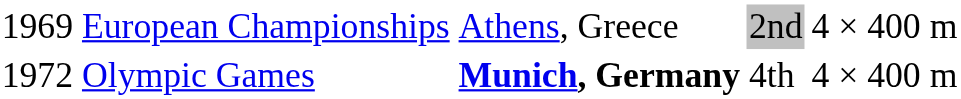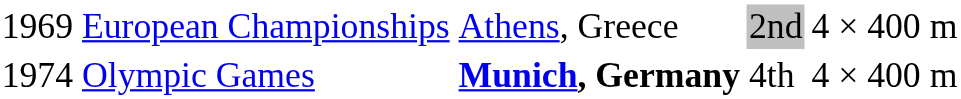(37, 75) 1972 -> (37, 75) 1974
